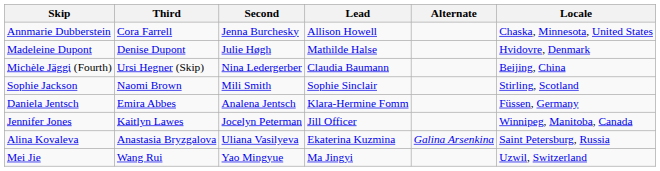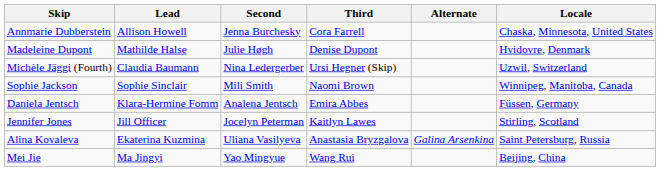columns swapped: (167, 13) <-> (358, 13)
(532, 67) Beijing, China -> (543, 67) Uzwil, Switzerland
(539, 85) Stirling, Scotland -> (566, 85) Winnipeg, Manitoba, Canada
(566, 121) Winnipeg, Manitoba, Canada -> (539, 121) Stirling, Scotland
(543, 157) Uzwil, Switzerland -> (532, 157) Beijing, China
